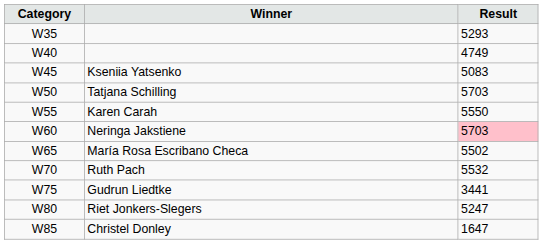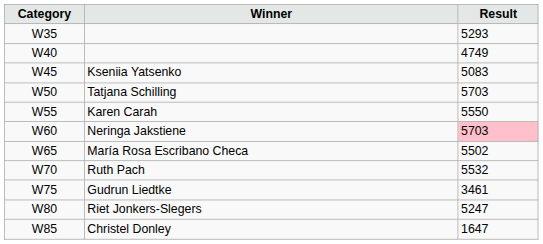(475, 190) 3441 -> (475, 190) 3461
